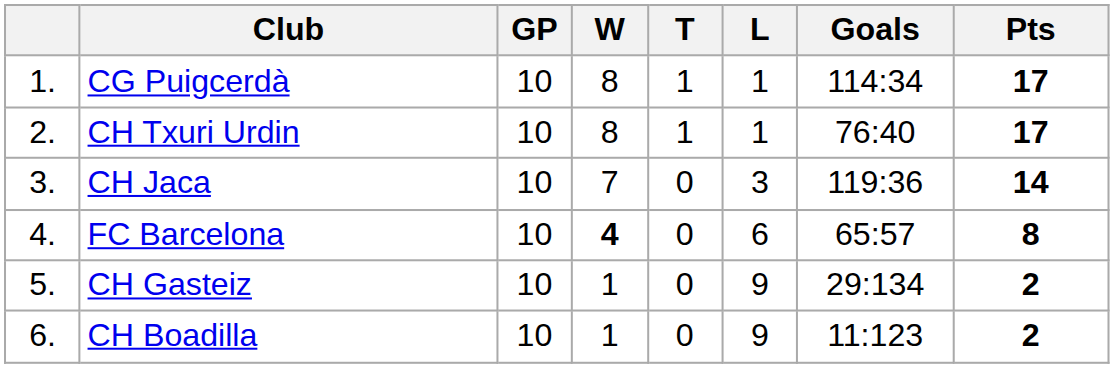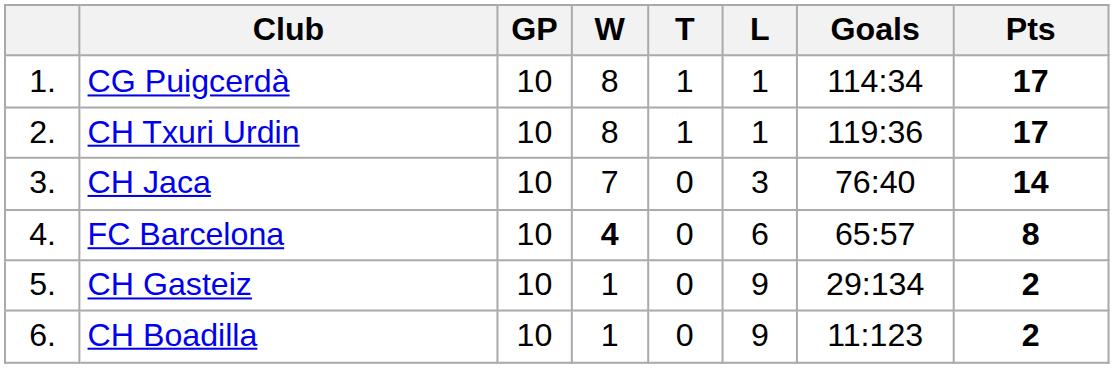(875, 132) 76:40 -> (875, 132) 119:36
(875, 183) 119:36 -> (875, 183) 76:40
